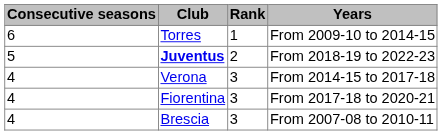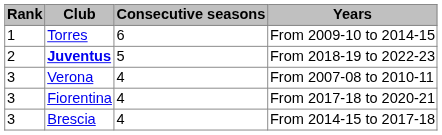columns swapped: (248, 14) <-> (81, 14)
(352, 77) From 2014-15 to 2017-18 -> (352, 77) From 2007-08 to 2010-11
(352, 119) From 2007-08 to 2010-11 -> (352, 119) From 2014-15 to 2017-18
